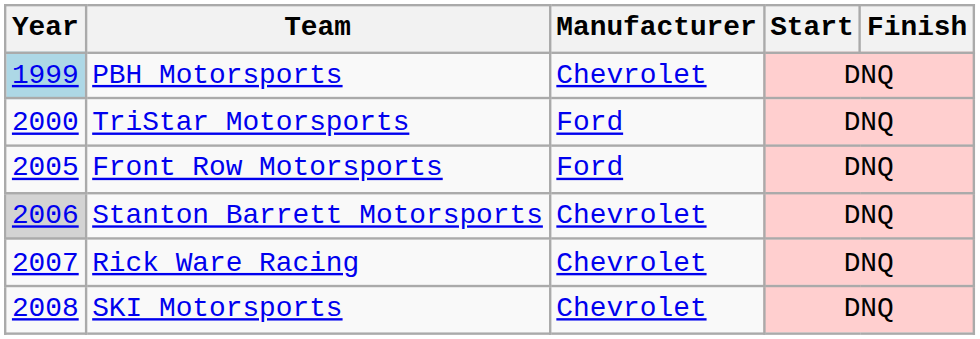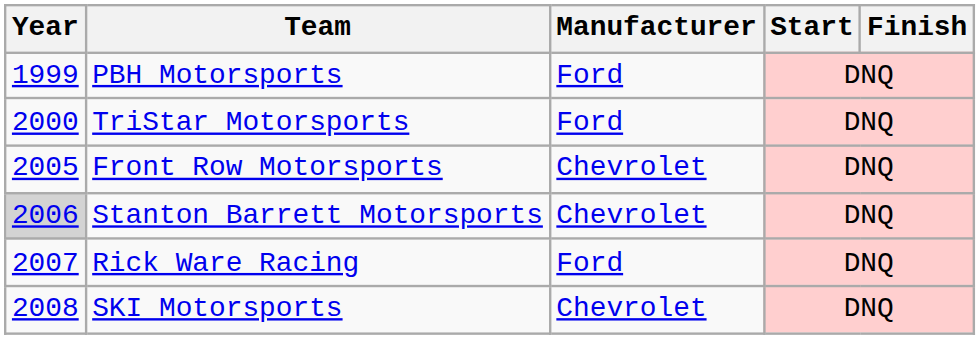(45, 75) lightblue background -> (45, 75) no background
(631, 75) Chevrolet -> (590, 75) Ford
(590, 169) Ford -> (631, 169) Chevrolet
(631, 262) Chevrolet -> (590, 262) Ford
